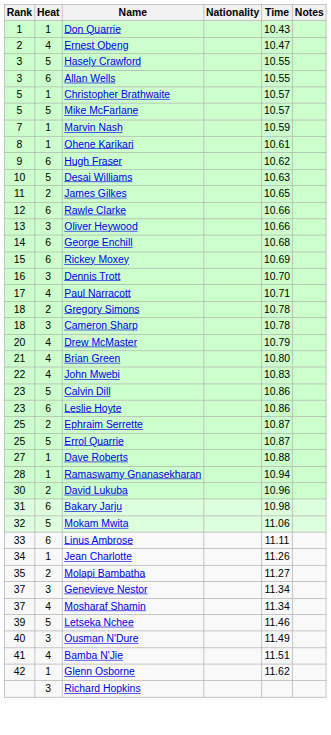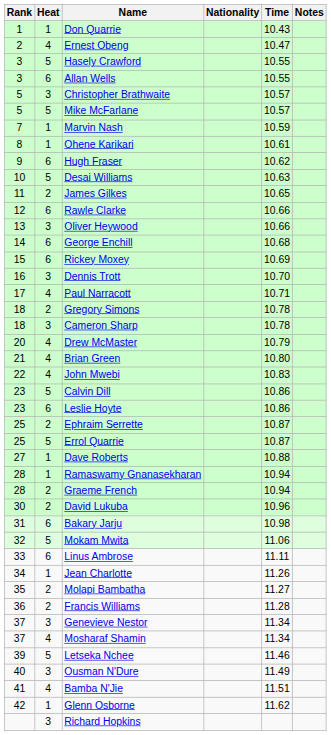(48, 95) 1 -> (48, 95) 3
+ row: (101, 491)
+ row: (102, 606)
